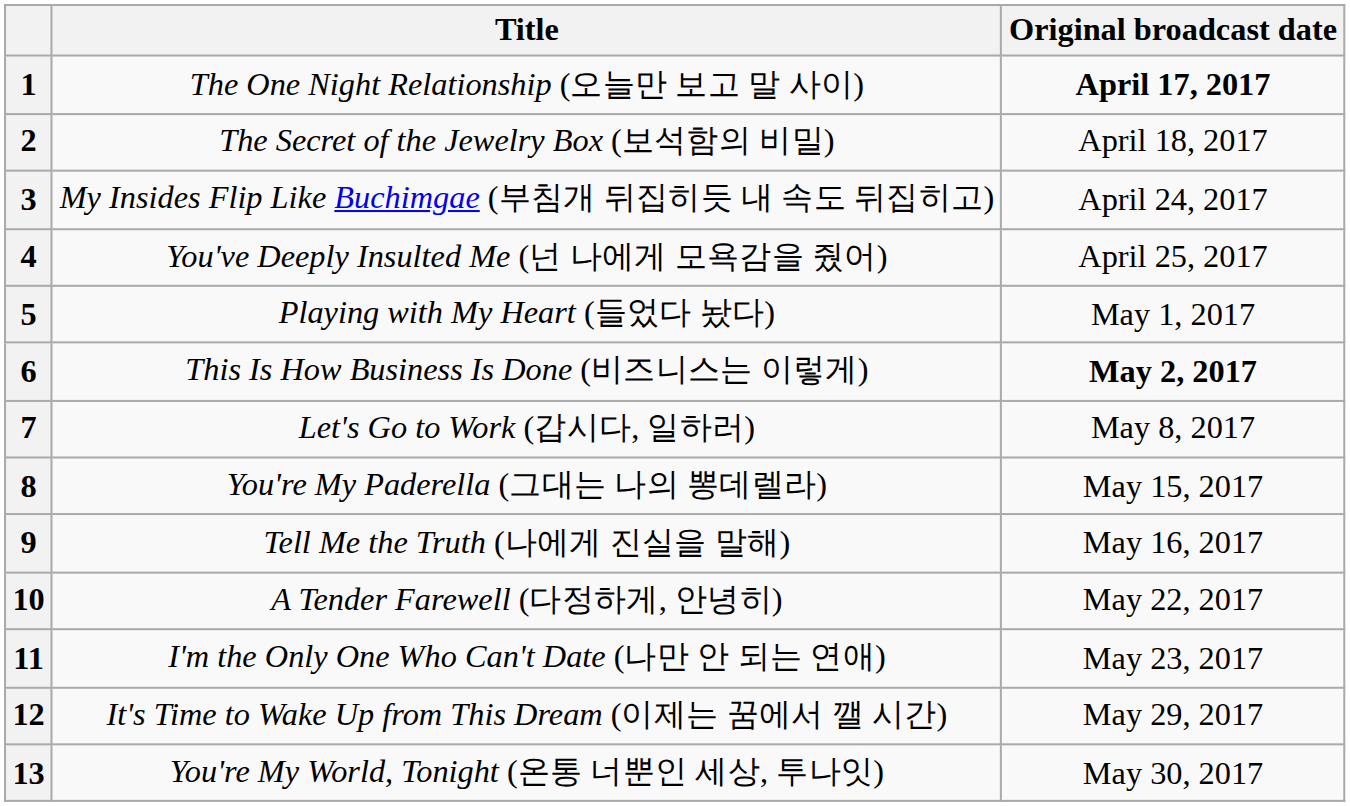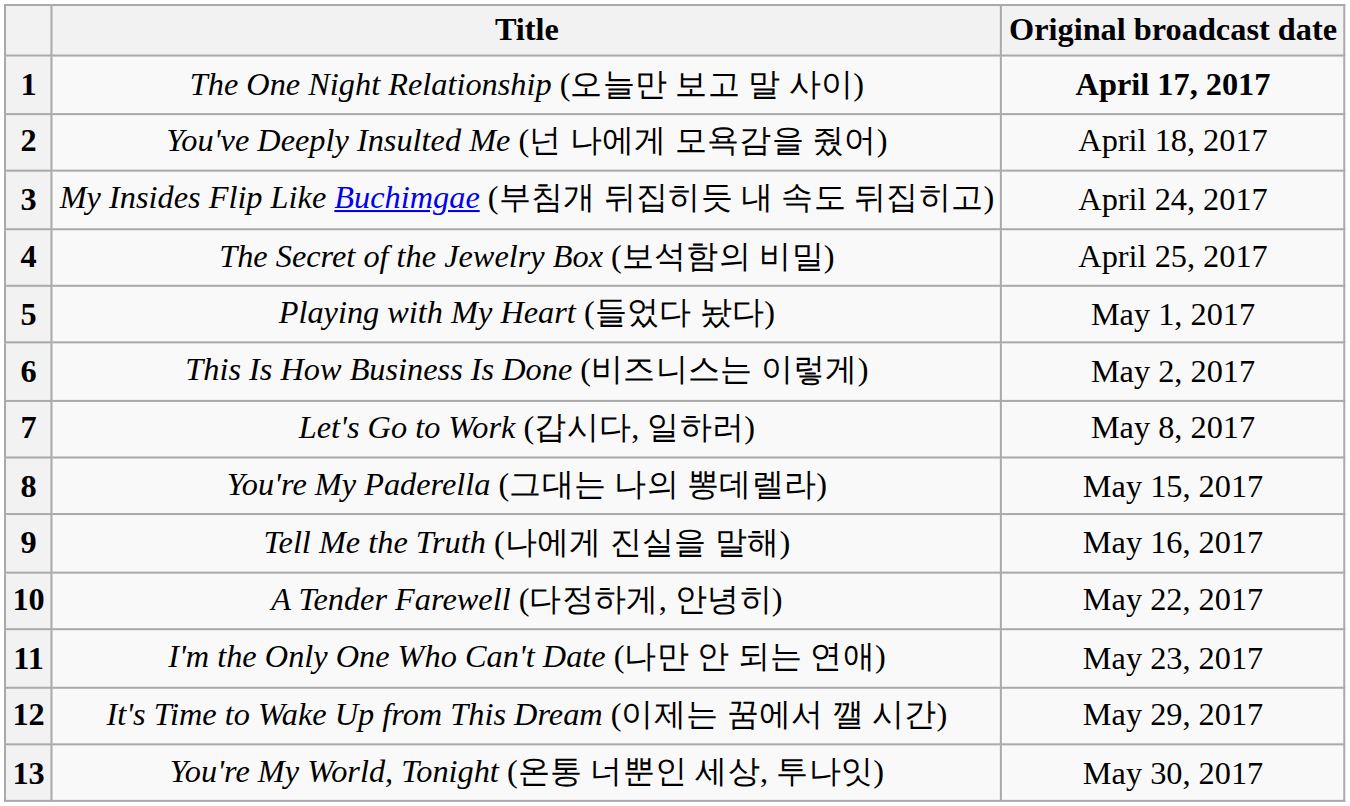(527, 140) The Secret of the Jewelry Box (보석함의 비밀) -> (527, 140) You've Deeply Insulted Me (넌 나에게 모욕감을 줬어)
(527, 255) You've Deeply Insulted Me (넌 나에게 모욕감을 줬어) -> (527, 255) The Secret of the Jewelry Box (보석함의 비밀)
(1173, 371) bold -> (1173, 371) normal
